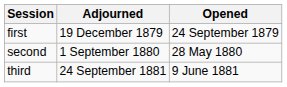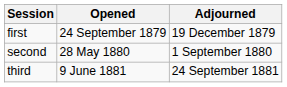columns swapped: (225, 14) <-> (113, 14)
